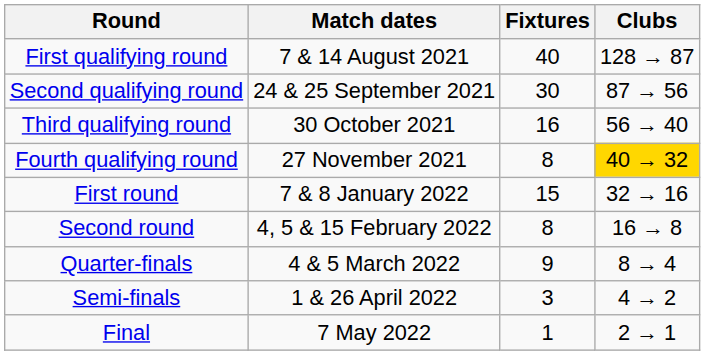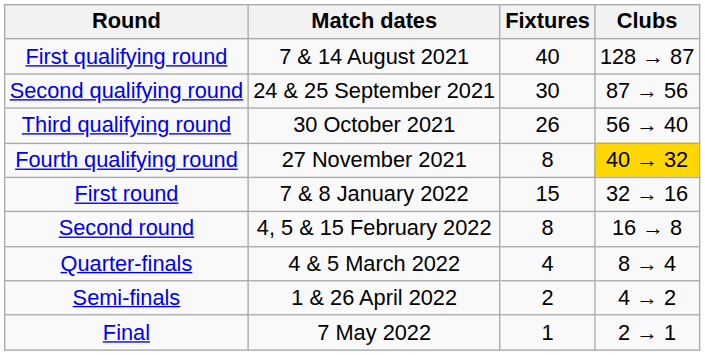(548, 125) 16 -> (548, 125) 26
(548, 263) 9 -> (548, 263) 4
(548, 297) 3 -> (548, 297) 2
